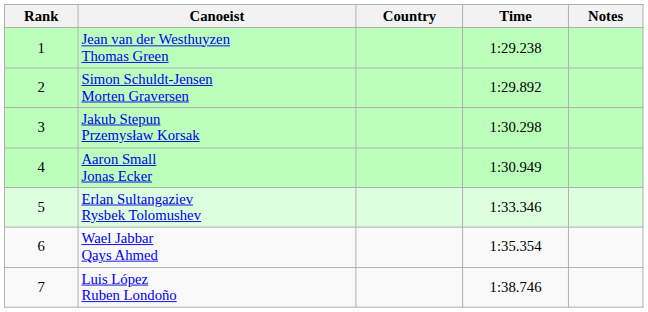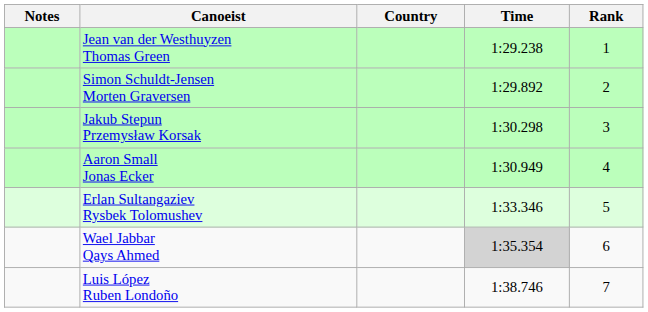columns swapped: (41, 16) <-> (606, 16)
(516, 247) no background -> (517, 247) lightgrey background
